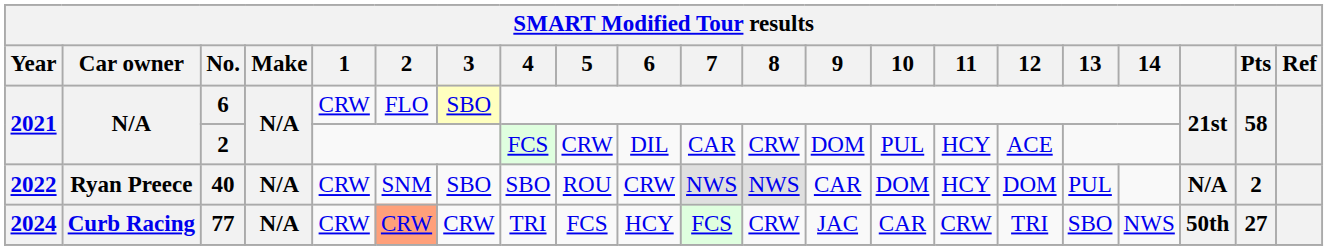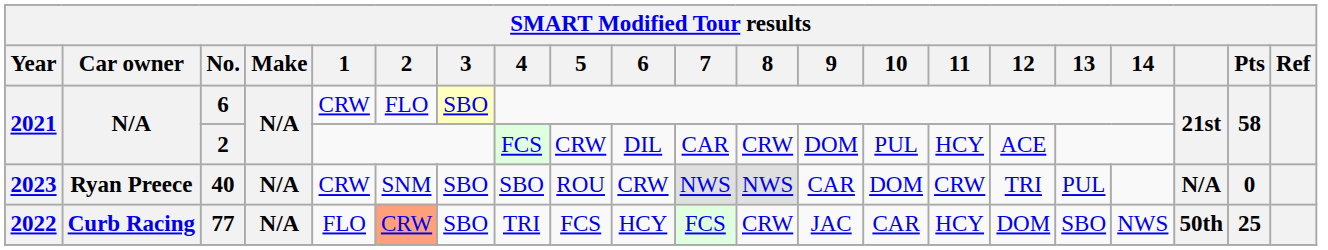(34, 184) 2022 -> (34, 184) 2023
(966, 184) HCY -> (960, 184) CRW
(1030, 184) DOM -> (1023, 184) TRI
(1256, 184) 2 -> (1250, 184) 0
(34, 223) 2024 -> (34, 223) 2022
(344, 223) CRW -> (344, 223) FLO
(469, 223) CRW -> (466, 223) SBO
(966, 223) CRW -> (960, 223) HCY
(1030, 223) TRI -> (1023, 223) DOM
(1256, 223) 27 -> (1250, 223) 25
